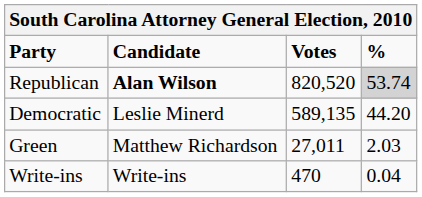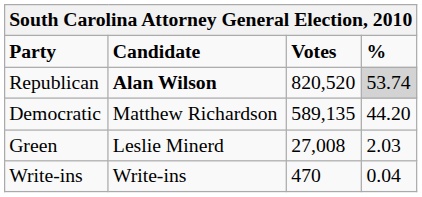(168, 113) Leslie Minerd -> (195, 113) Matthew Richardson
(195, 144) Matthew Richardson -> (168, 144) Leslie Minerd
(318, 144) 27,011 -> (318, 144) 27,008
